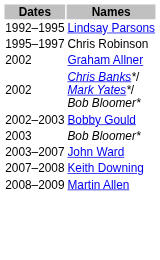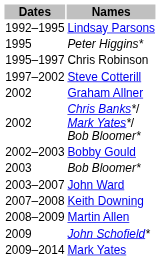+ row: (105, 44)
+ row: (104, 77)
+ row: (109, 234)
+ row: (97, 250)
